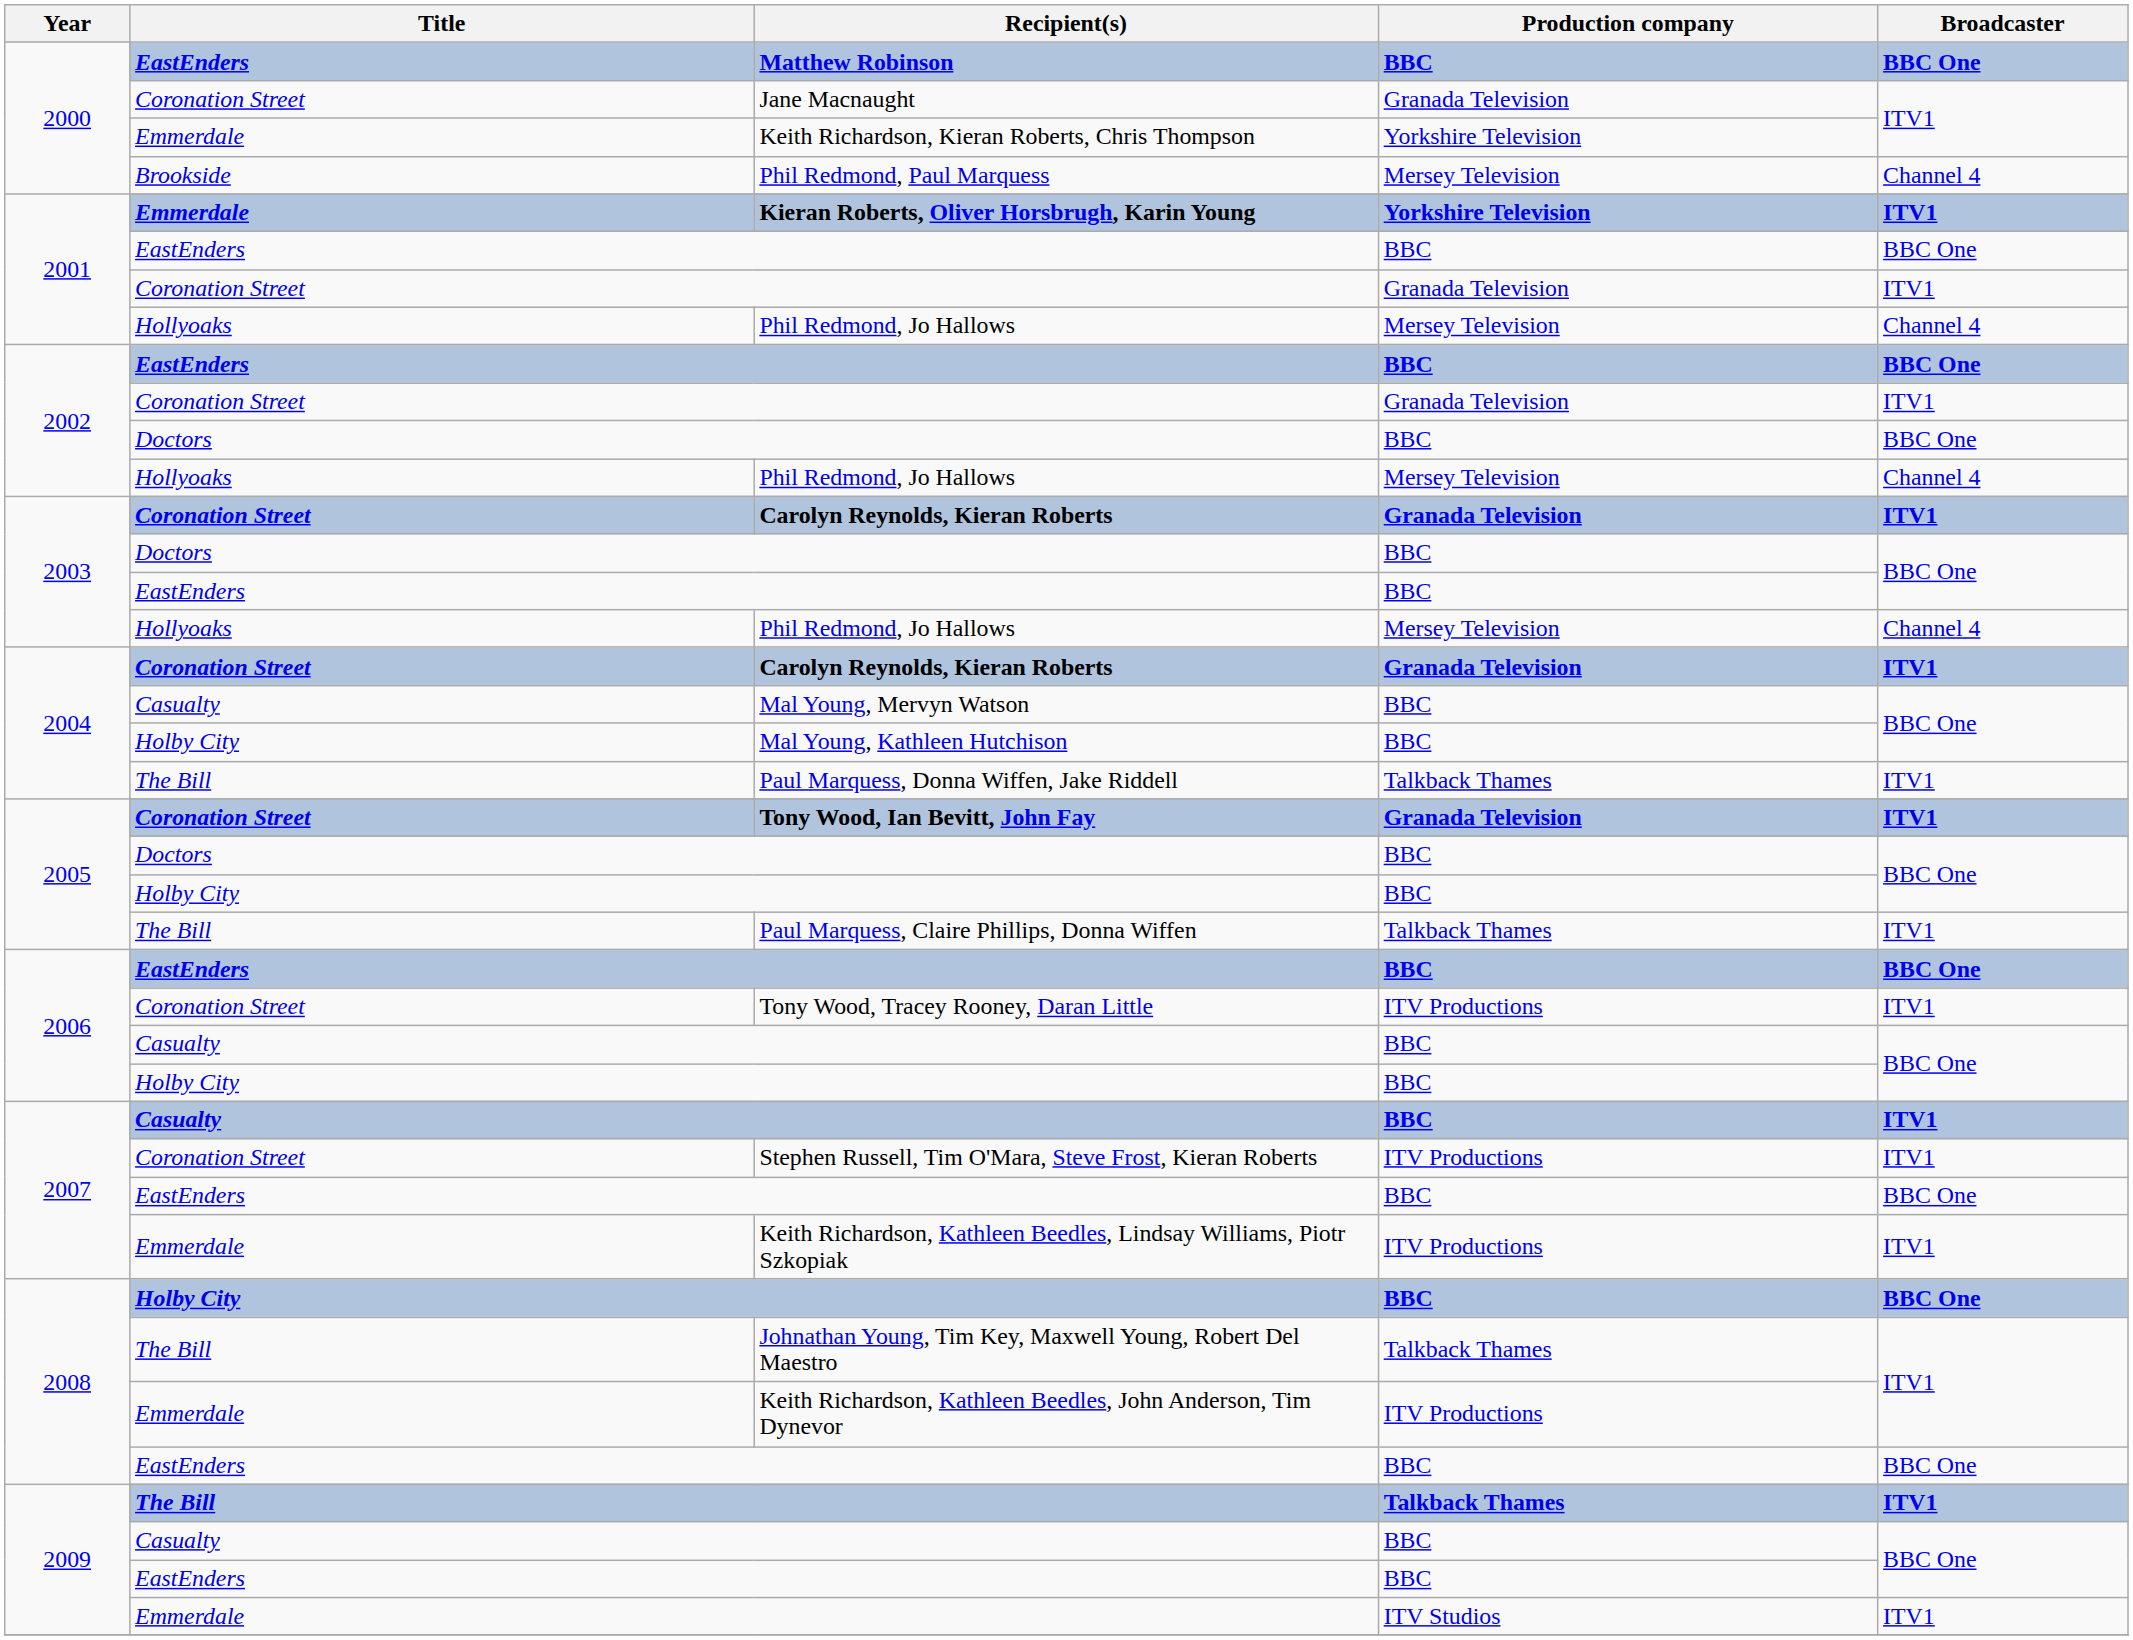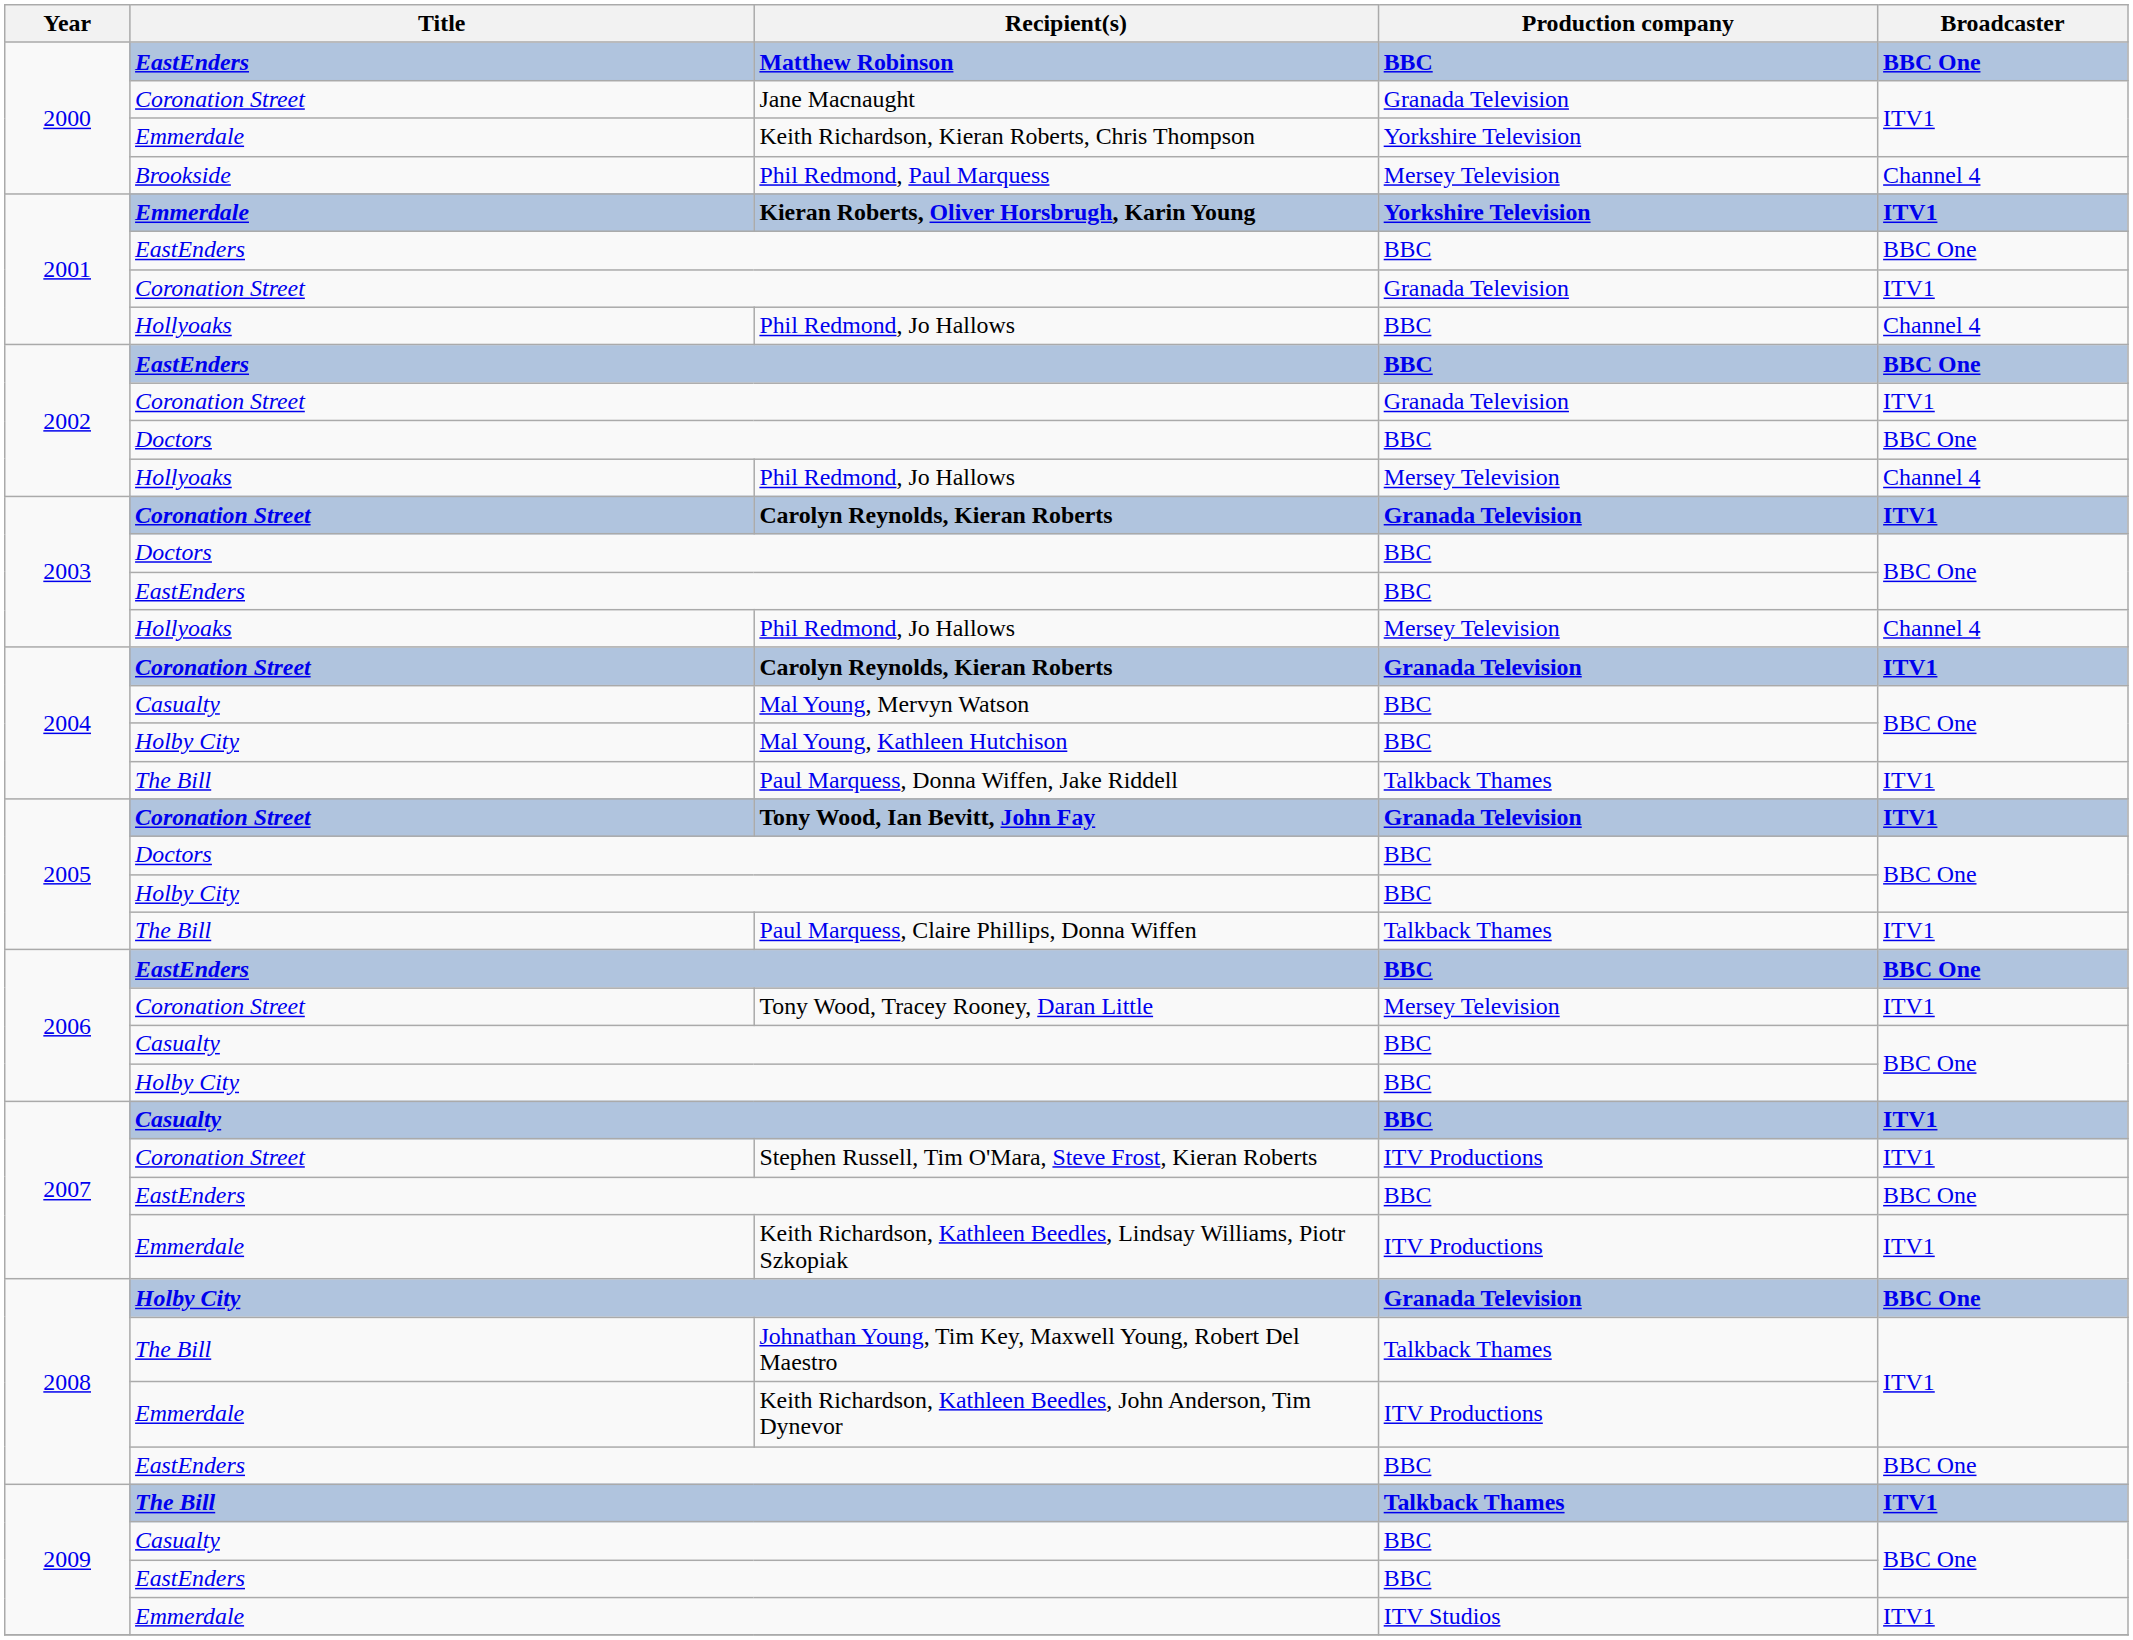(1472, 325) Mersey Television -> (1408, 325) BBC
(1463, 1006) ITV Productions -> (1472, 1006) Mersey Television
(1408, 1297) BBC -> (1483, 1297) Granada Television
